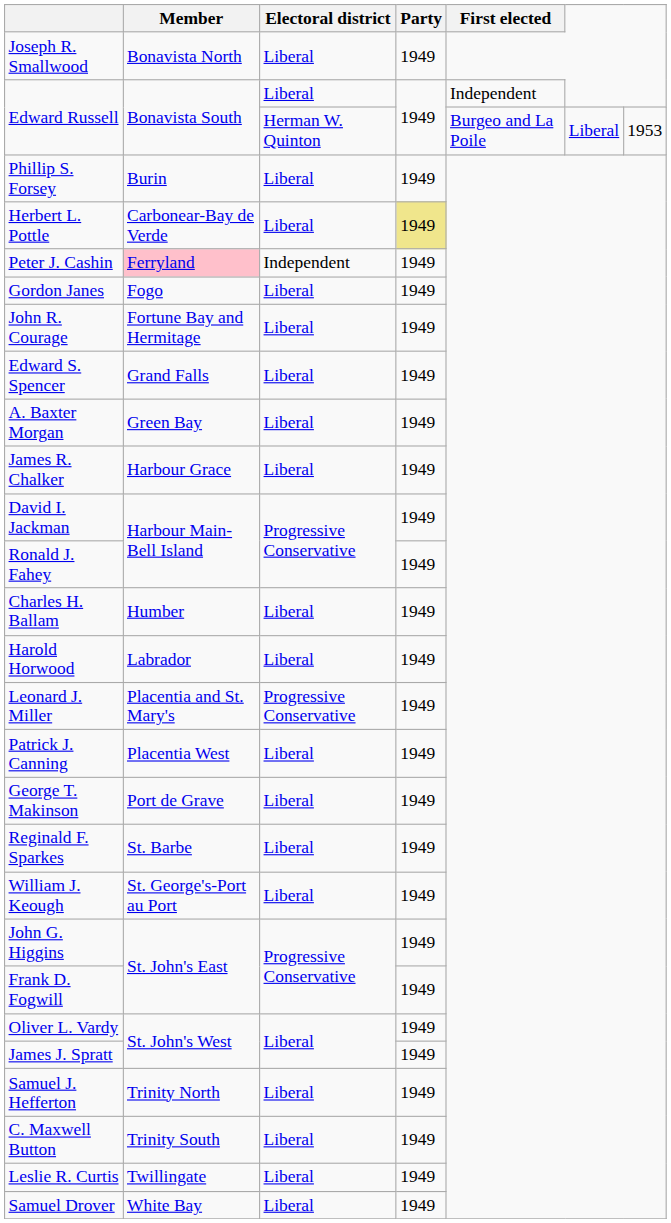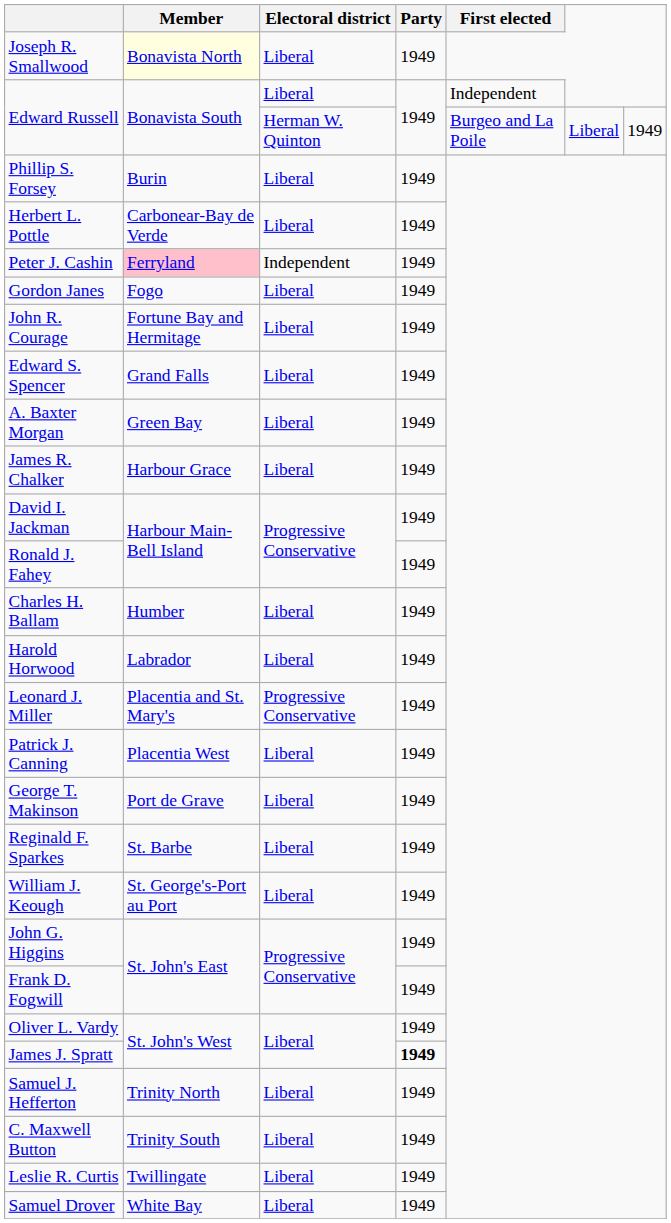(184, 55) no background -> (184, 55) lightyellow background
(645, 130) 1953 -> (645, 130) 1949
(418, 225) khaki background -> (418, 225) no background
(418, 1054) normal -> (418, 1054) bold
